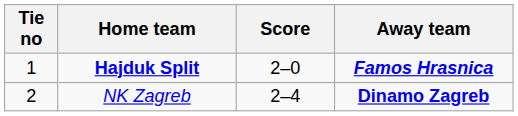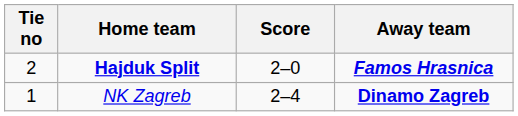(31, 67) 1 -> (31, 67) 2
(31, 96) 2 -> (31, 96) 1
